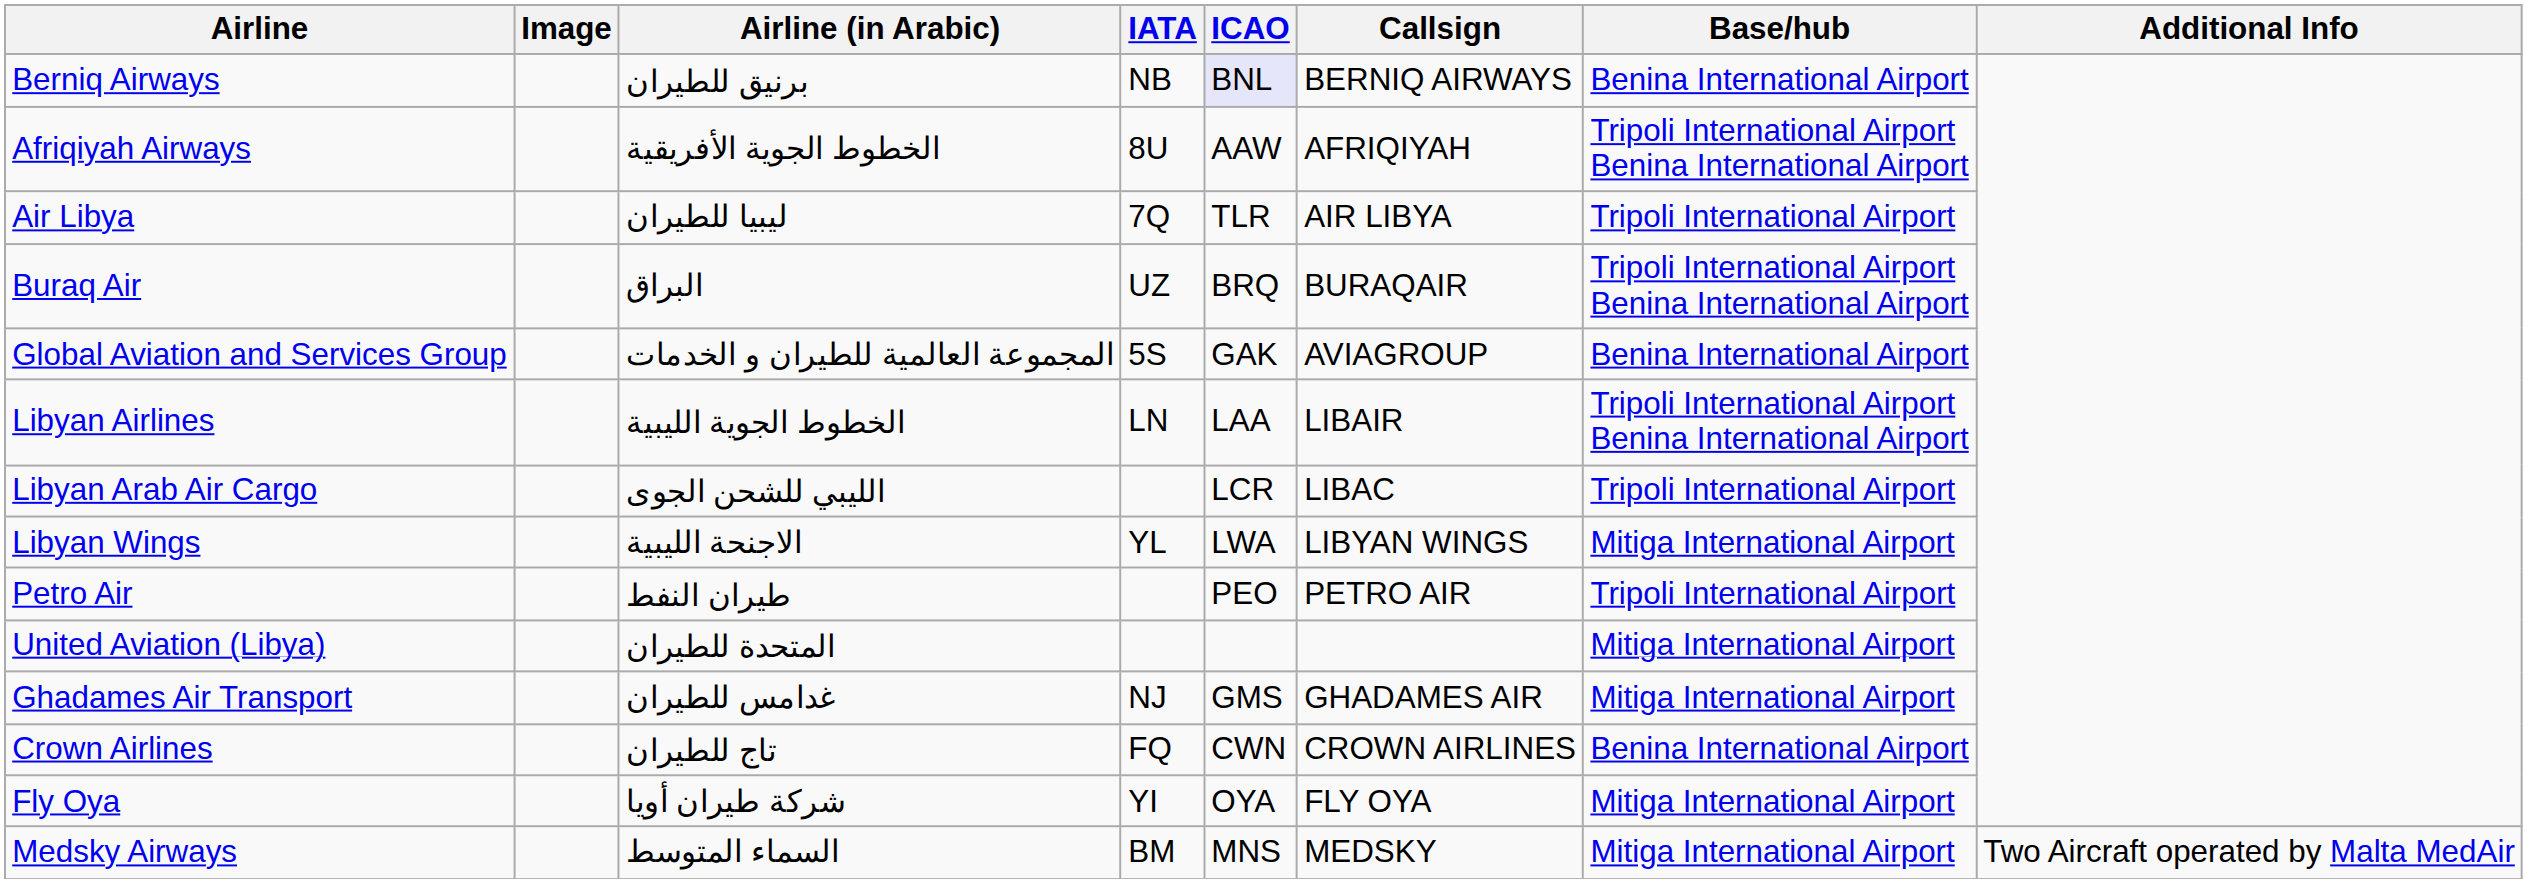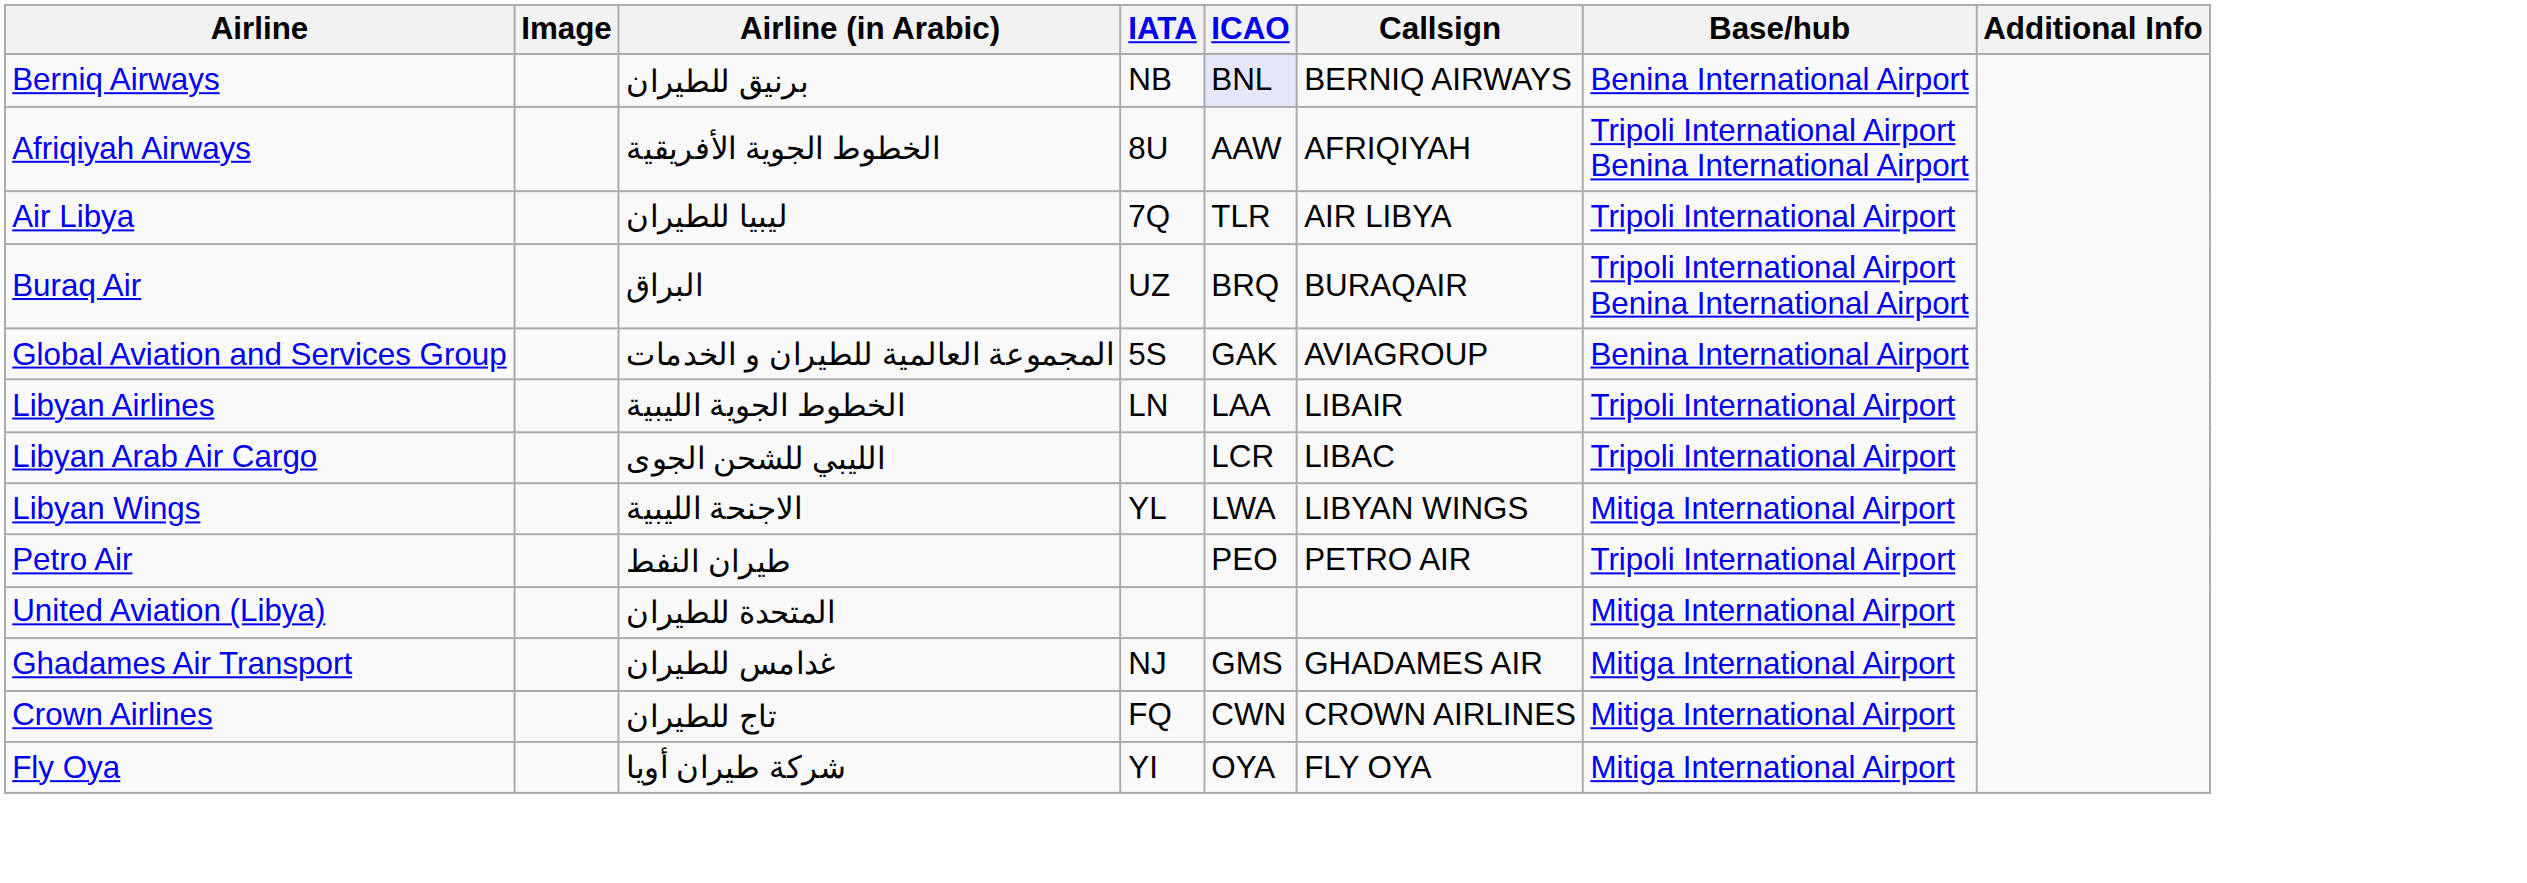(1780, 421) Tripoli International Airport Benina International Airport -> (1773, 405) Tripoli International Airport
(1780, 748) Benina International Airport -> (1773, 715) Mitiga International Airport
- row: (125, 852)
